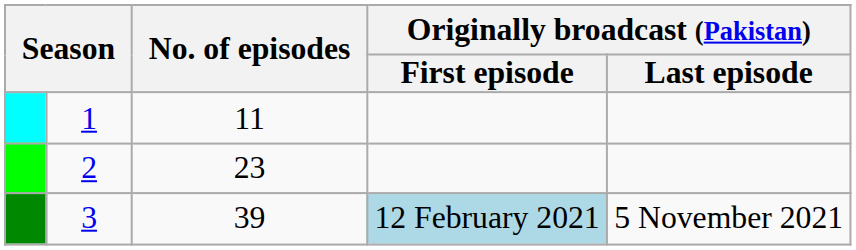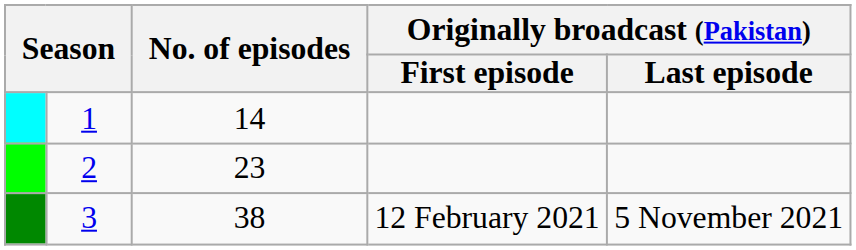(250, 117) 11 -> (250, 117) 14
(250, 217) 39 -> (250, 217) 38
(487, 217) lightblue background -> (487, 217) no background
